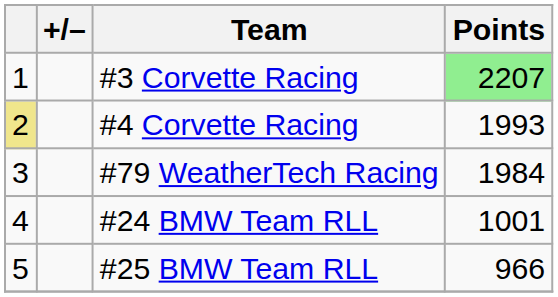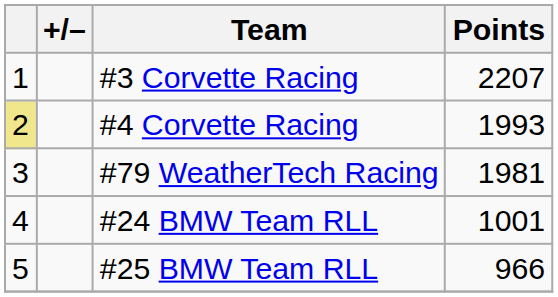(511, 77) lightgreen background -> (511, 77) no background
(511, 173) 1984 -> (511, 173) 1981
